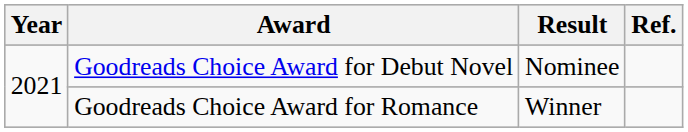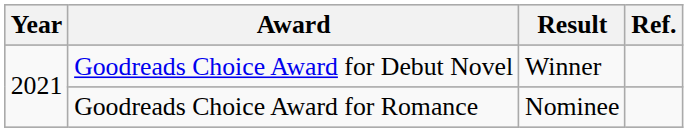(572, 65) Nominee -> (563, 65) Winner
(563, 106) Winner -> (572, 106) Nominee
